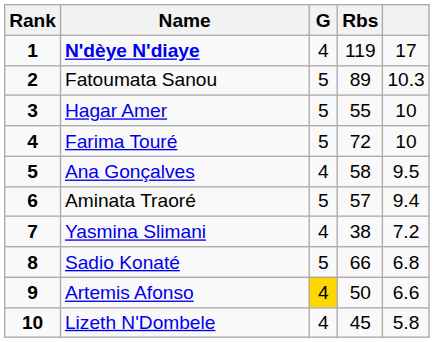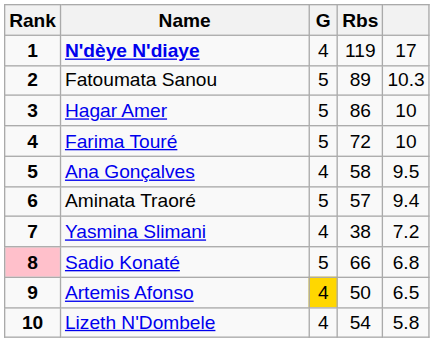(360, 111) 55 -> (360, 111) 86
(33, 262) no background -> (33, 262) pink background
(406, 293) 6.6 -> (406, 293) 6.5
(360, 323) 45 -> (360, 323) 54
